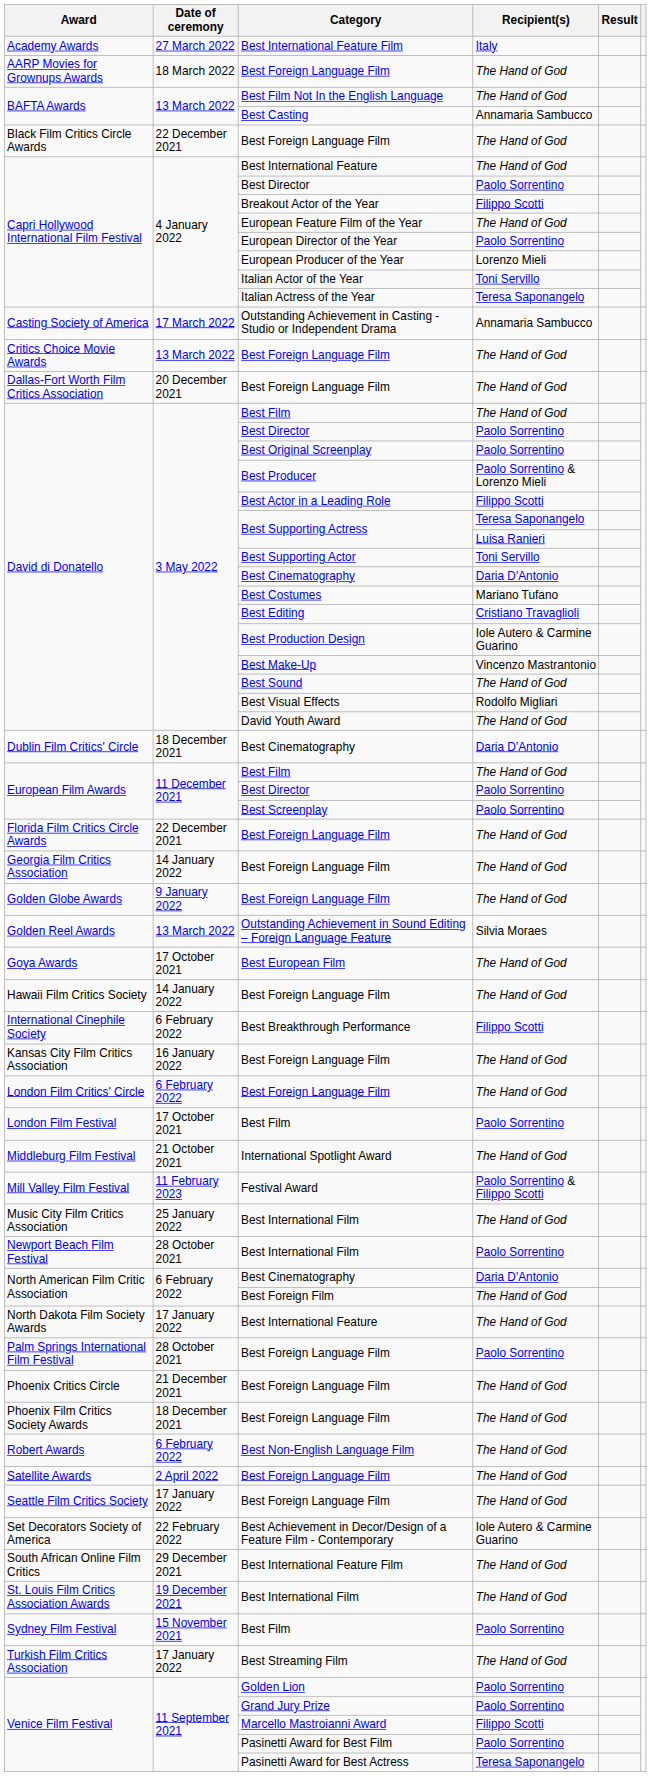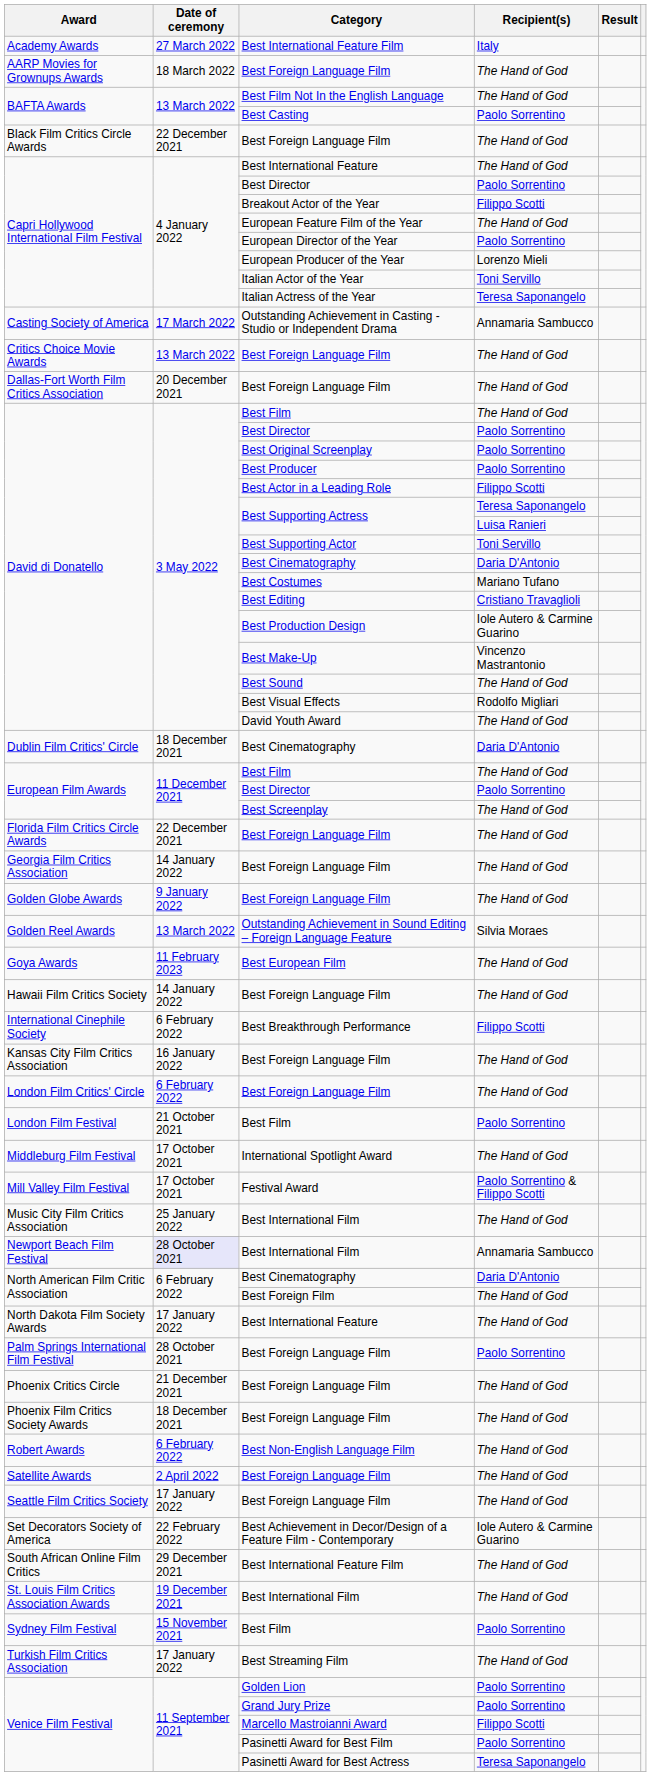(534, 115) Annamaria Sambucco -> (521, 115) Paolo Sorrentino
(525, 476) Paolo Sorrentino & Lorenzo Mieli -> (521, 469) Paolo Sorrentino
(520, 809) Paolo Sorrentino -> (522, 809) The Hand of God
(185, 963) 17 October 2021 -> (187, 963) 11 February 2023
(185, 1124) 17 October 2021 -> (185, 1124) 21 October 2021
(185, 1156) 21 October 2021 -> (185, 1156) 17 October 2021
(187, 1188) 11 February 2023 -> (185, 1188) 17 October 2021
(185, 1252) no background -> (185, 1252) lavender background
(520, 1252) Paolo Sorrentino -> (535, 1252) Annamaria Sambucco
